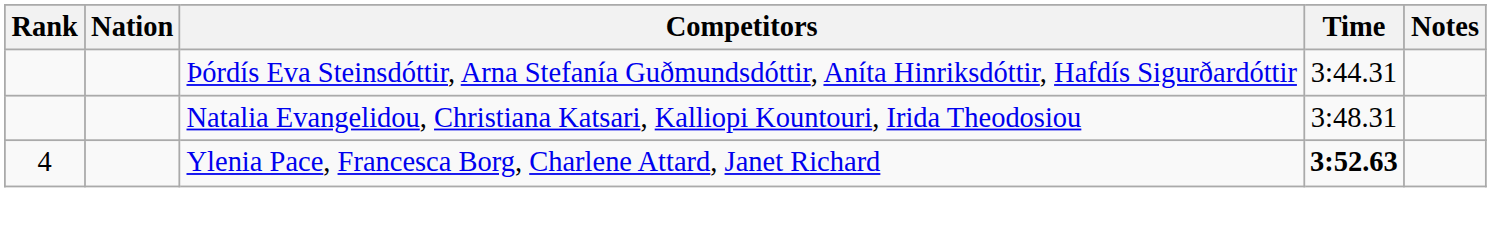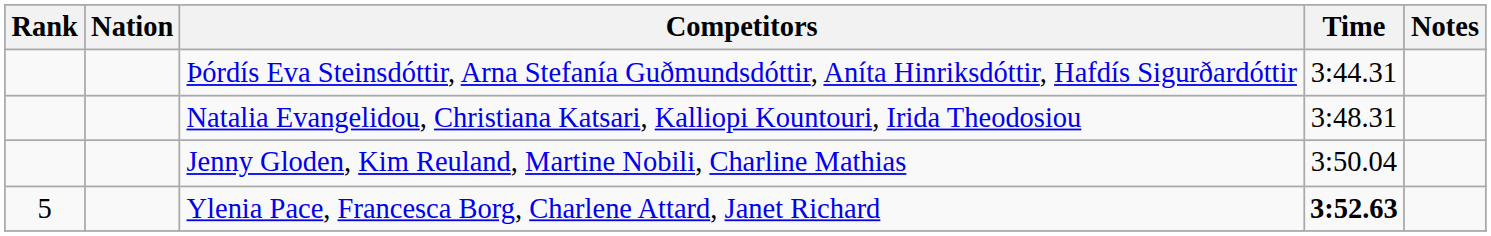+ row: (546, 162)
(45, 162) 4 -> (45, 207) 5
